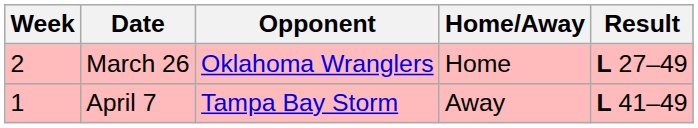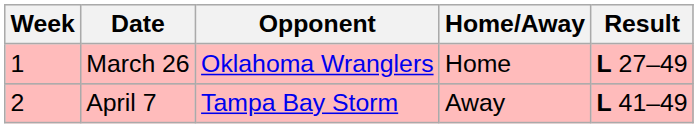(17, 63) 2 -> (17, 63) 1
(17, 102) 1 -> (17, 102) 2
